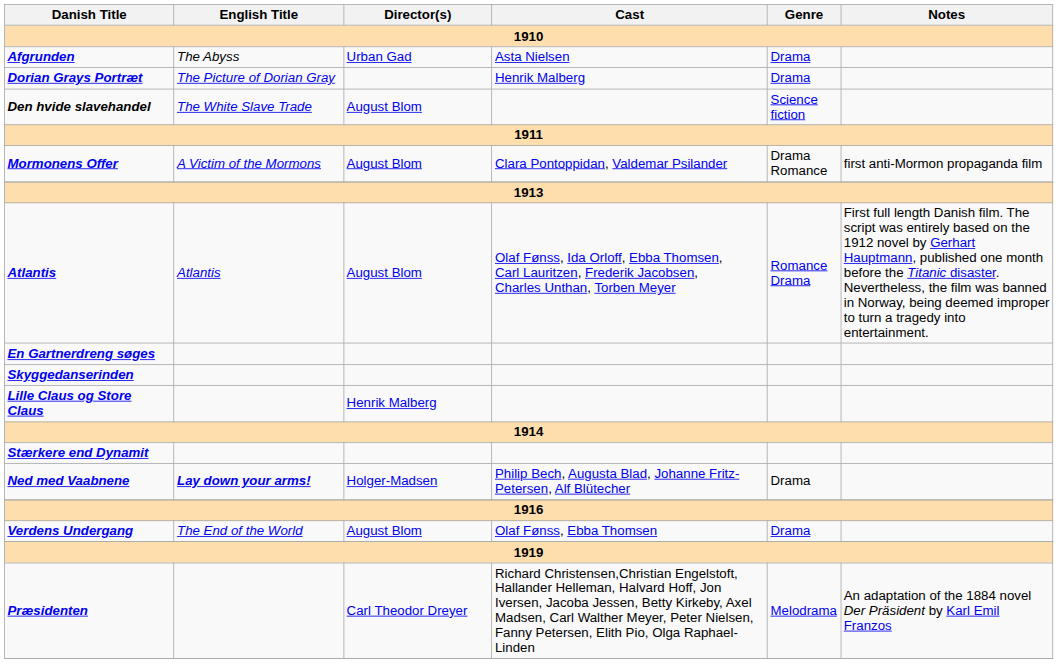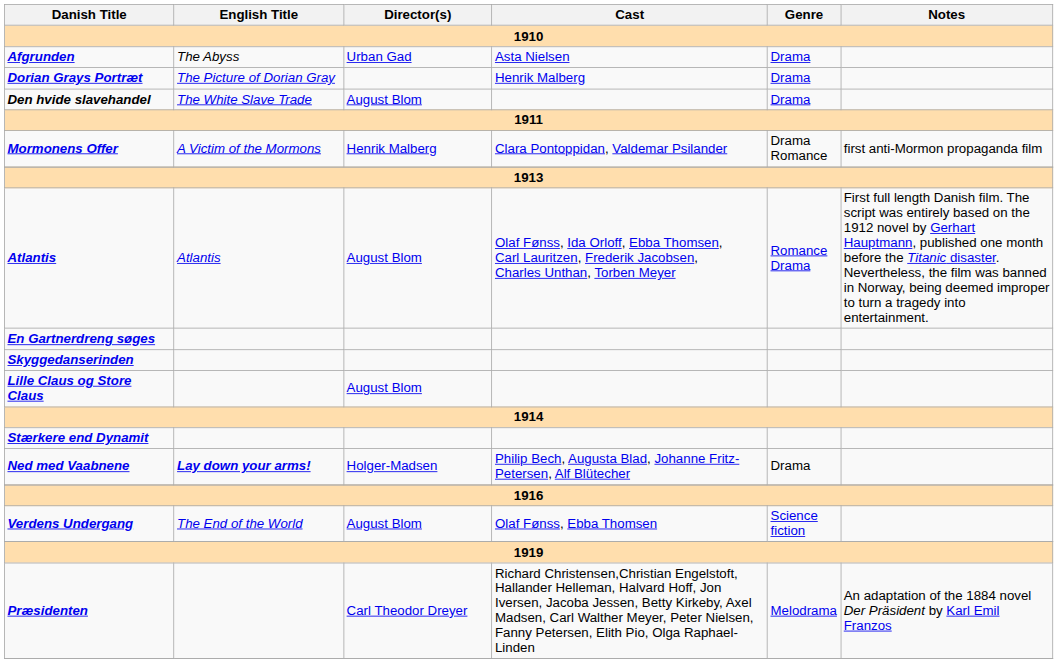(794, 106) Science fiction -> (790, 99) Drama
(384, 163) August Blom -> (392, 148) Henrik Malberg
(392, 403) Henrik Malberg -> (384, 388) August Blom
(790, 531) Drama -> (794, 523) Science fiction
